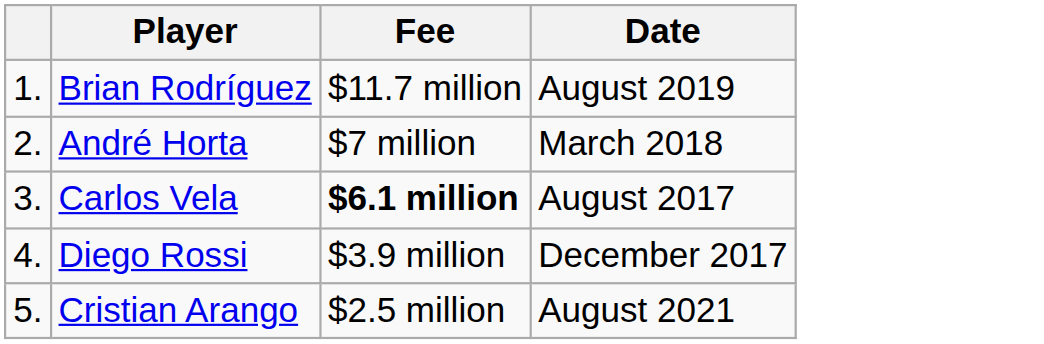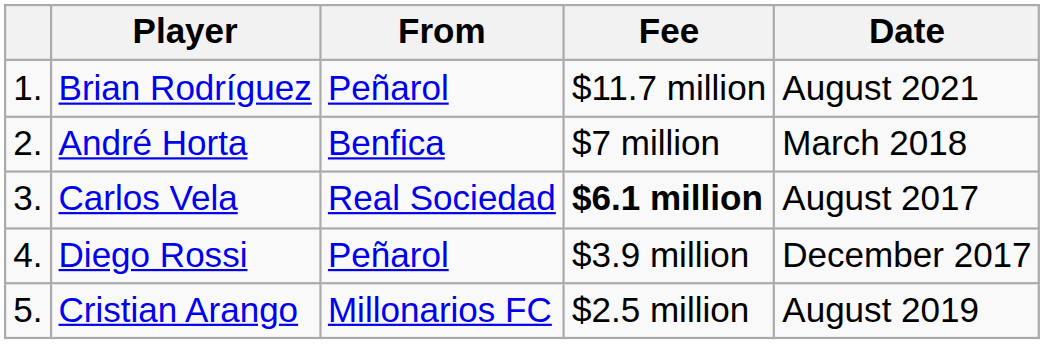+ column: (442, 32)
(637, 87) August 2019 -> (881, 87) August 2021
(637, 310) August 2021 -> (881, 310) August 2019
